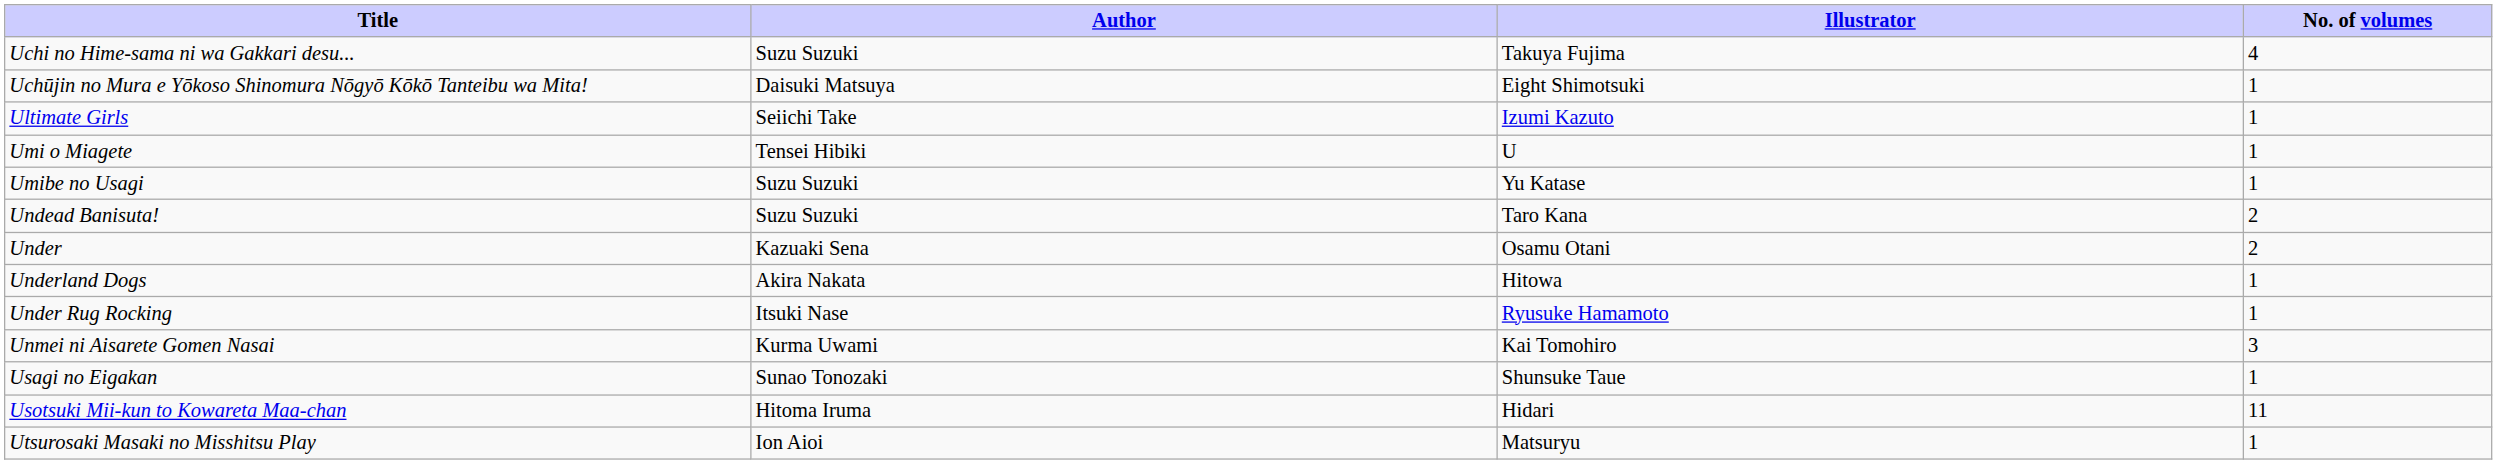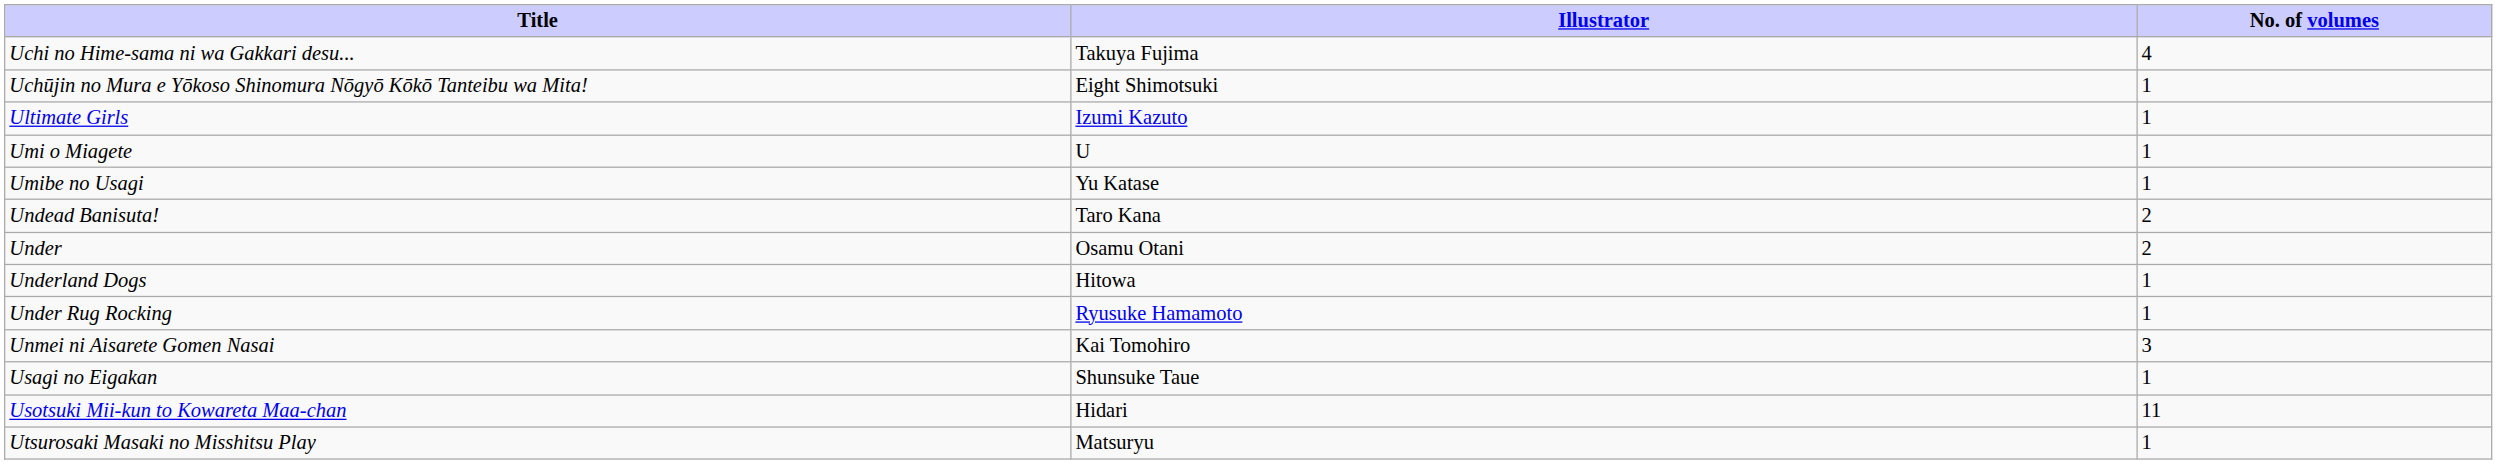- column: (1124, 20)
